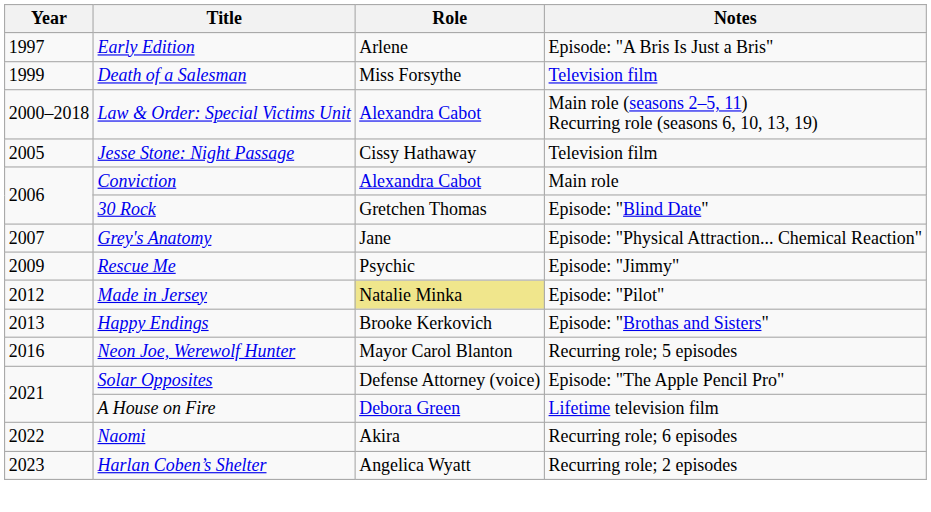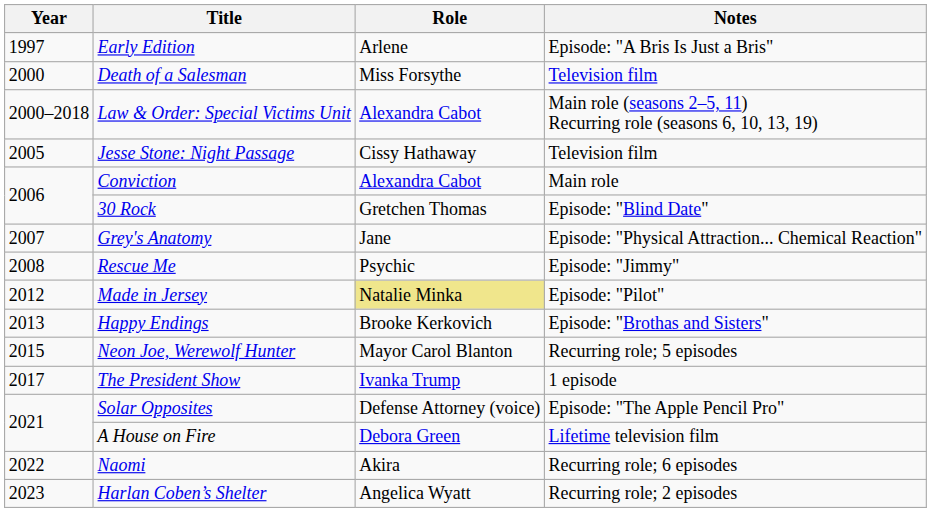(27, 75) 1999 -> (27, 75) 2000
(27, 266) 2009 -> (27, 266) 2008
(27, 351) 2016 -> (27, 351) 2015
+ row: (169, 379)
